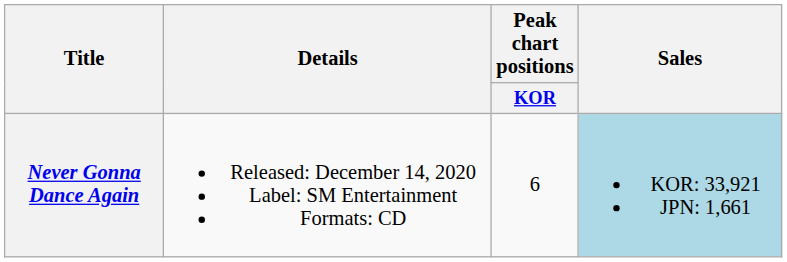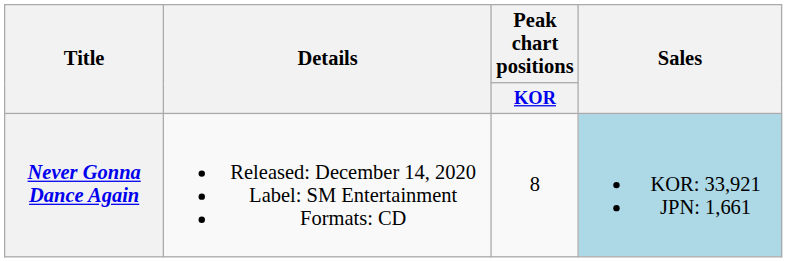(535, 184) 6 -> (535, 184) 8
